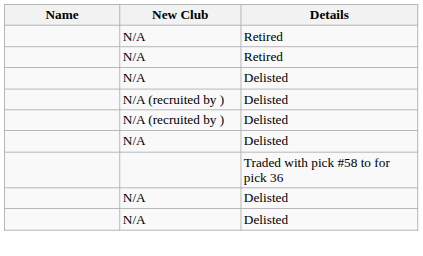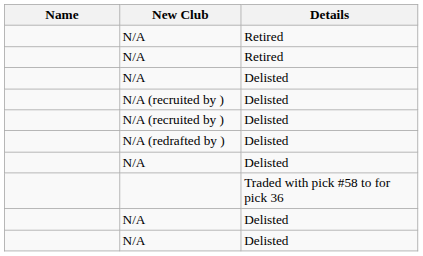+ row: (174, 141)
